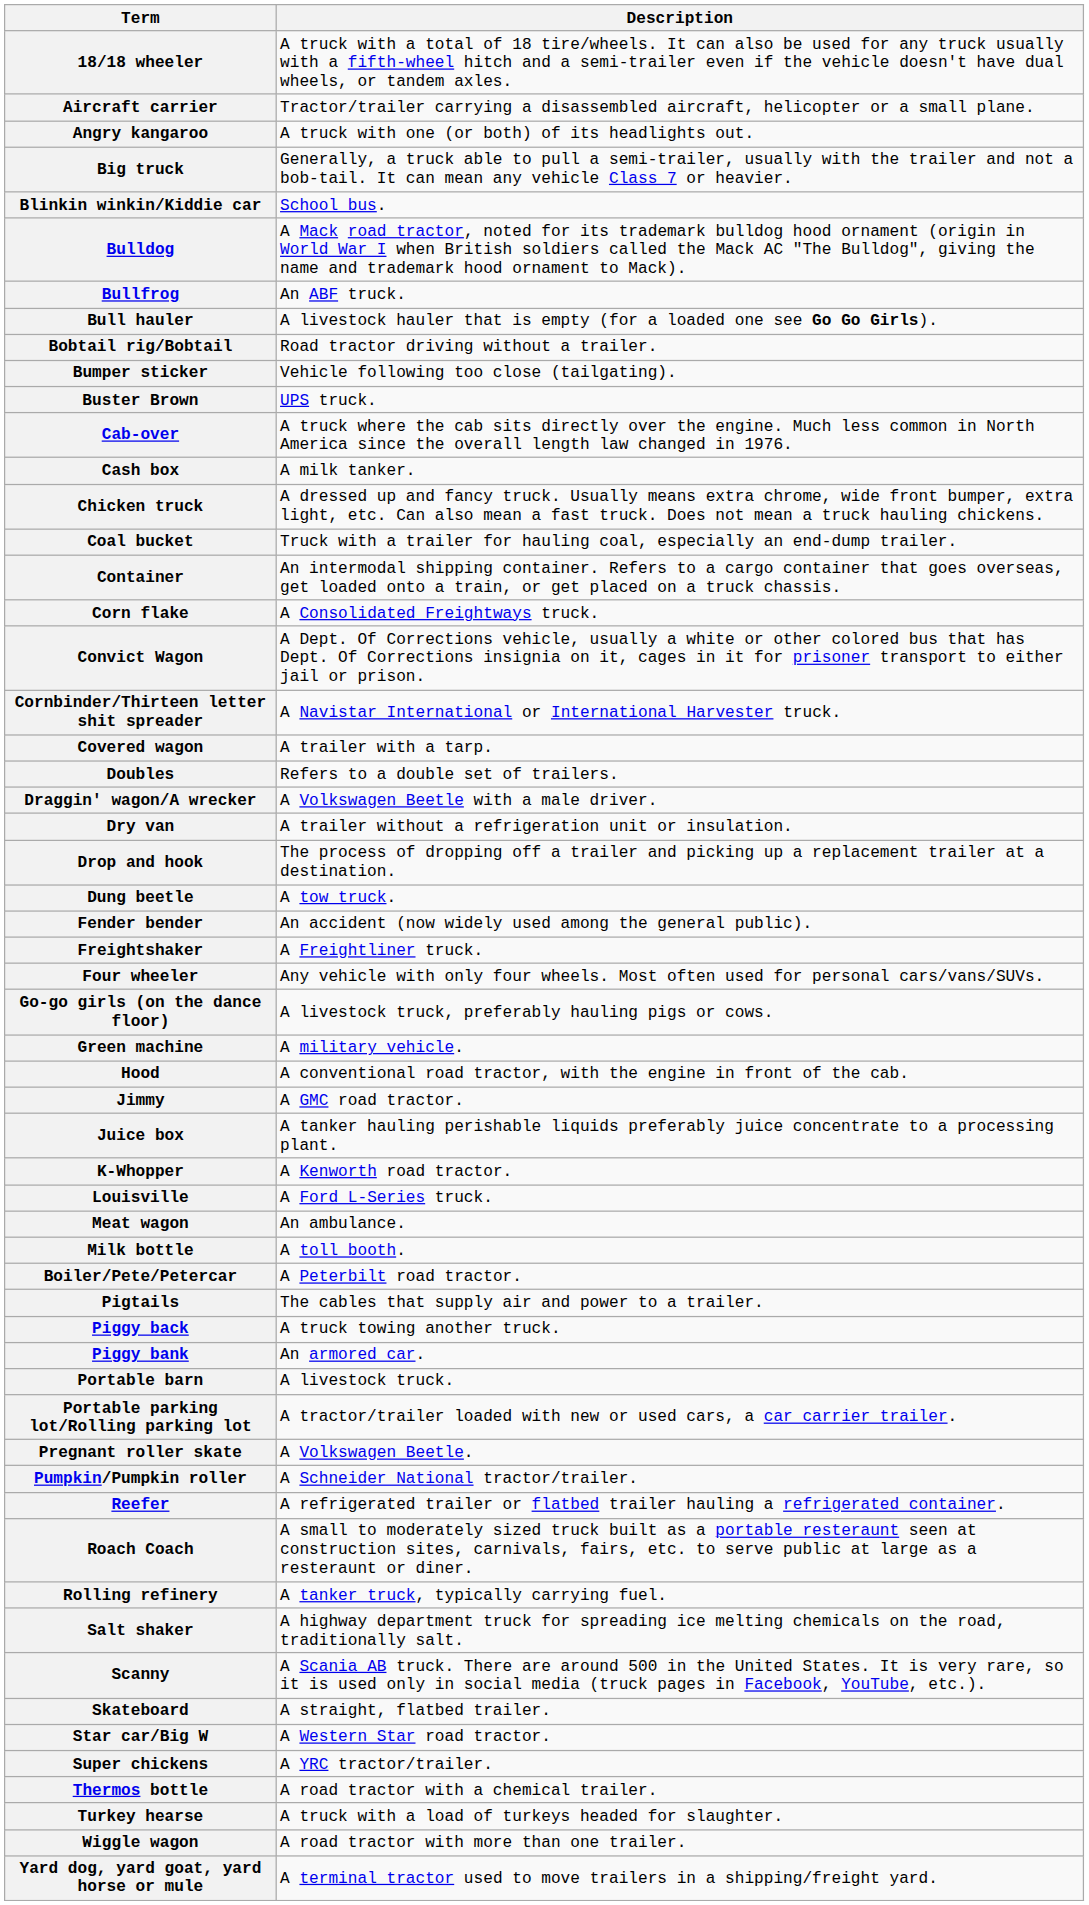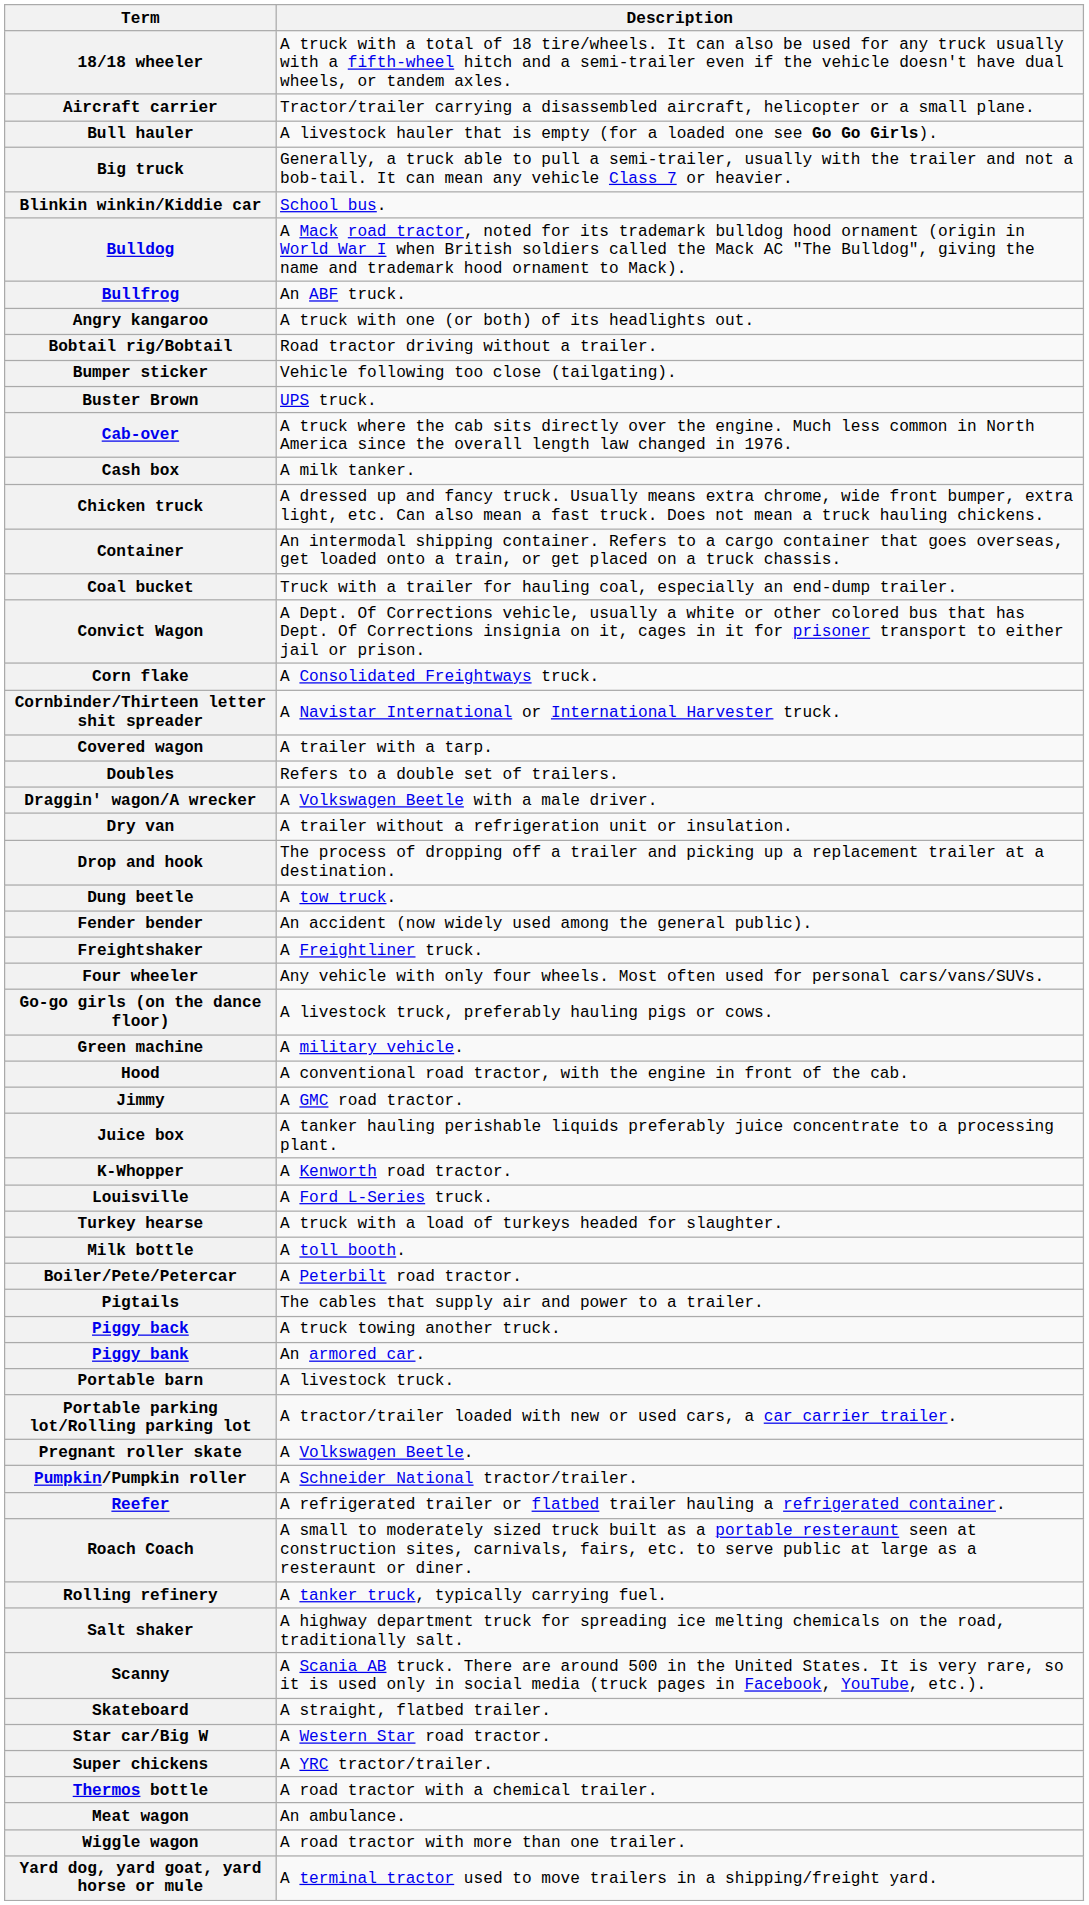rows swapped: (140, 134) <-> (140, 321)
rows swapped: (140, 542) <-> (140, 578)
rows swapped: (140, 658) <-> (140, 613)
rows swapped: (140, 1224) <-> (140, 1816)
